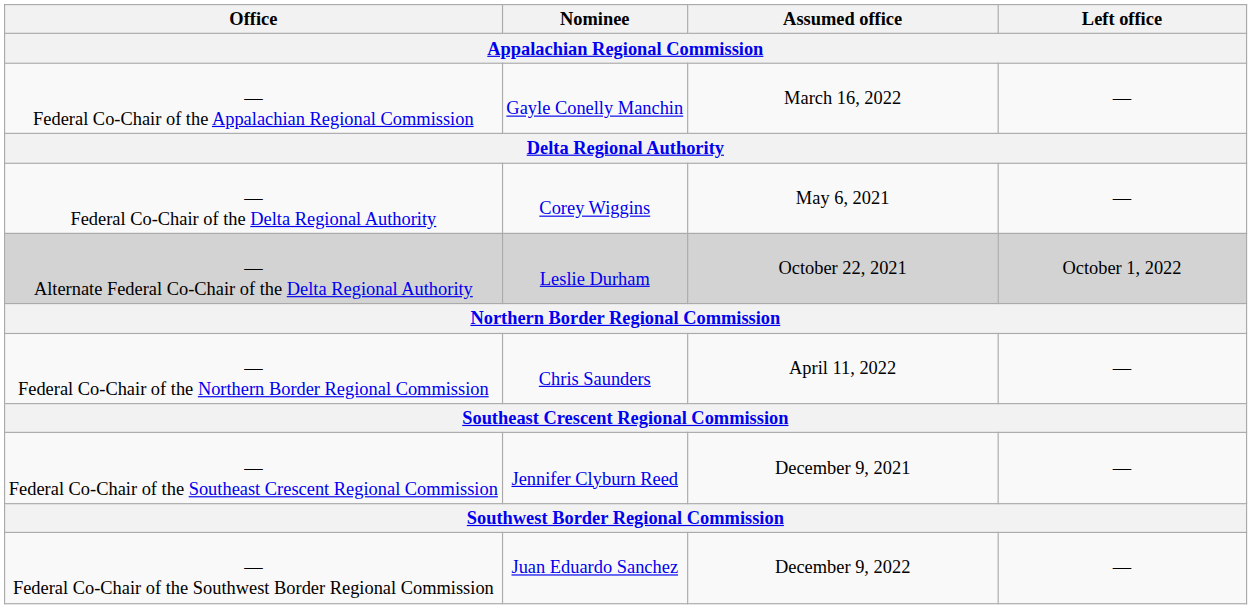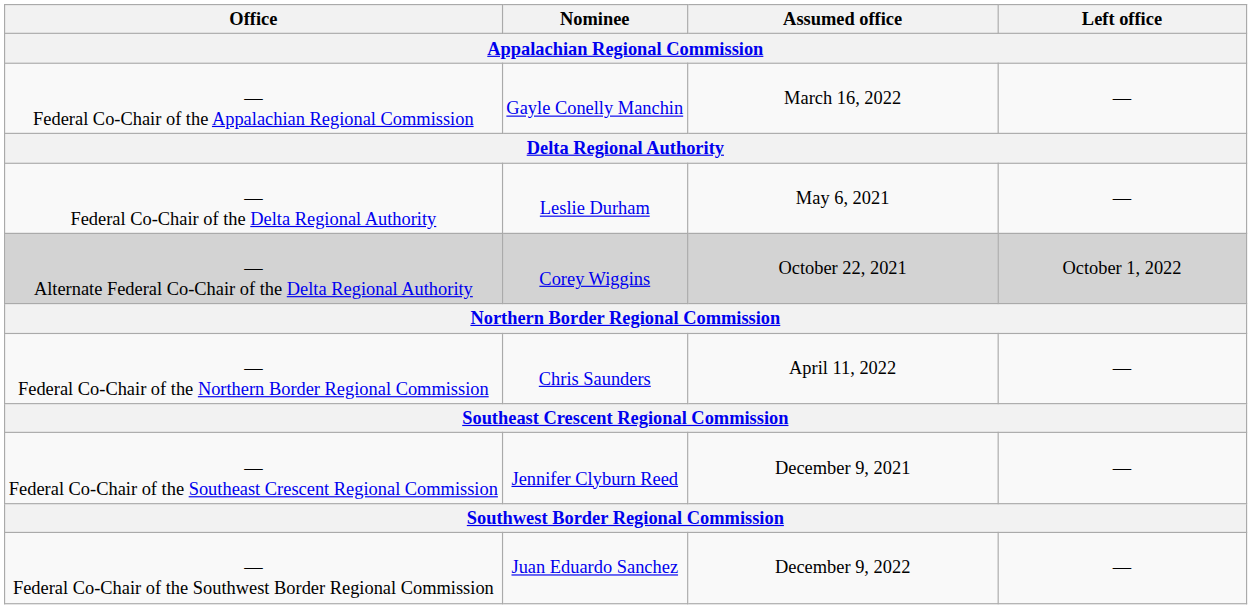(595, 208) Corey Wiggins -> (595, 208) Leslie Durham
(595, 278) Leslie Durham -> (595, 278) Corey Wiggins
